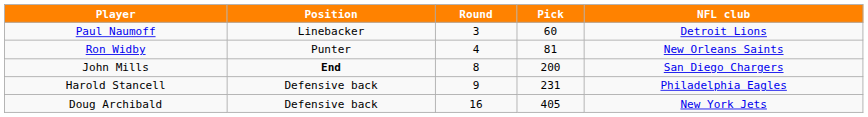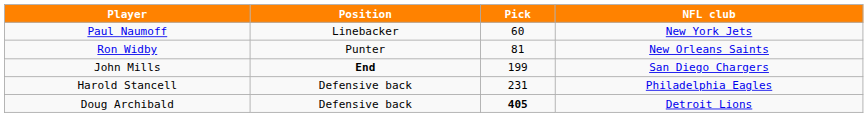- column: (476, 13)
(724, 31) Detroit Lions -> (709, 31) New York Jets
(551, 67) 200 -> (518, 67) 199
(551, 103) normal -> (518, 103) bold
(724, 103) New York Jets -> (709, 103) Detroit Lions
